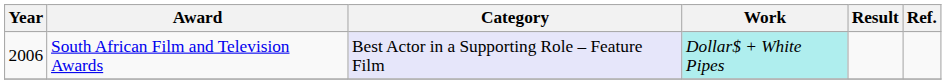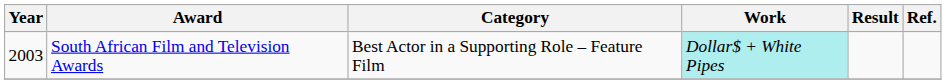(26, 55) 2006 -> (26, 55) 2003
(497, 55) lavender background -> (497, 55) no background
